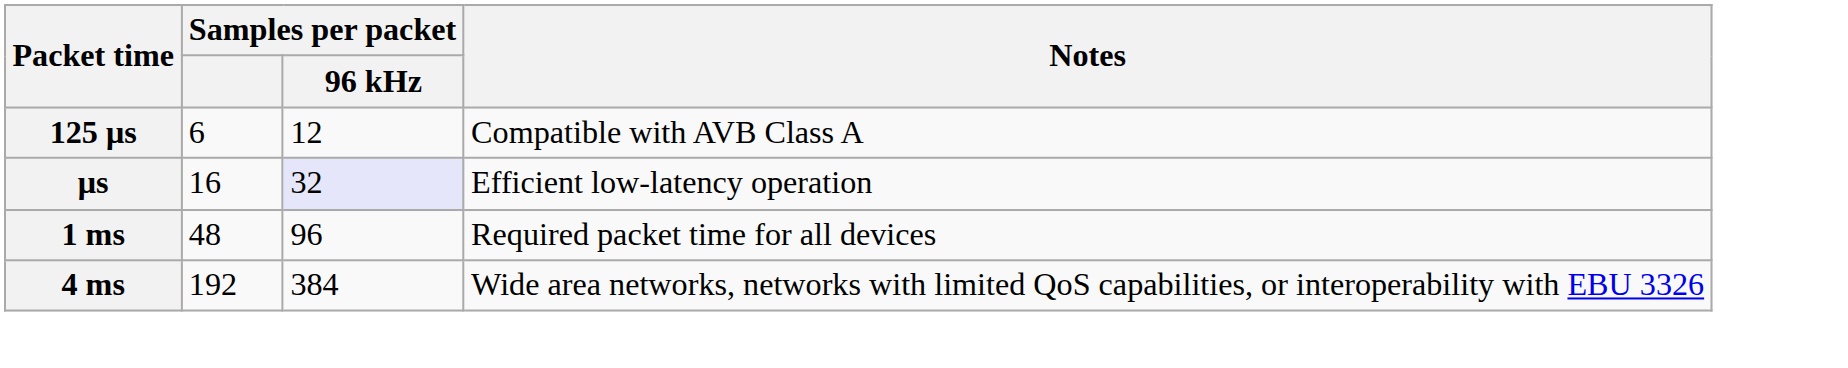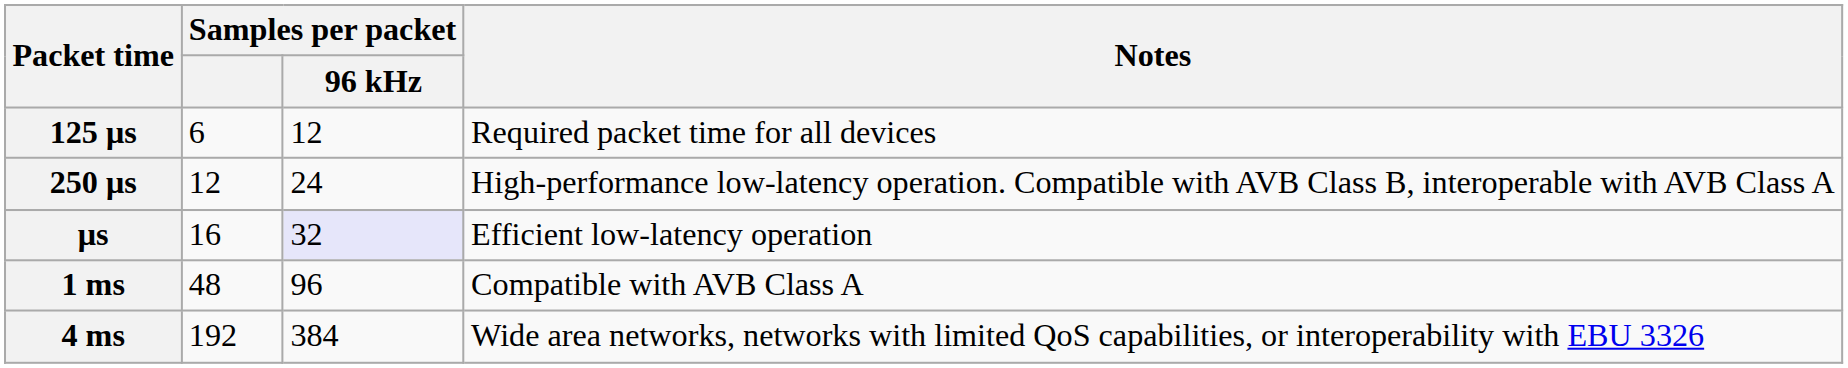(667, 132) Compatible with AVB Class A -> (704, 132) Required packet time for all devices
+ row: (93, 183)
(704, 234) Required packet time for all devices -> (667, 285) Compatible with AVB Class A
